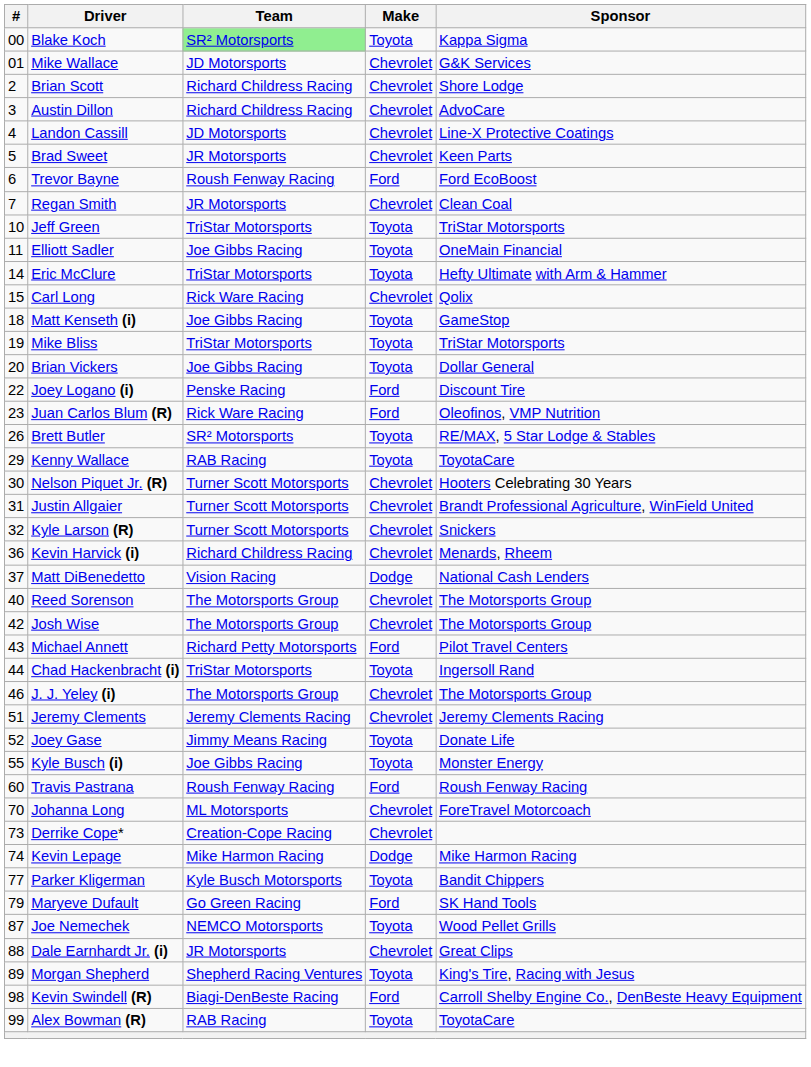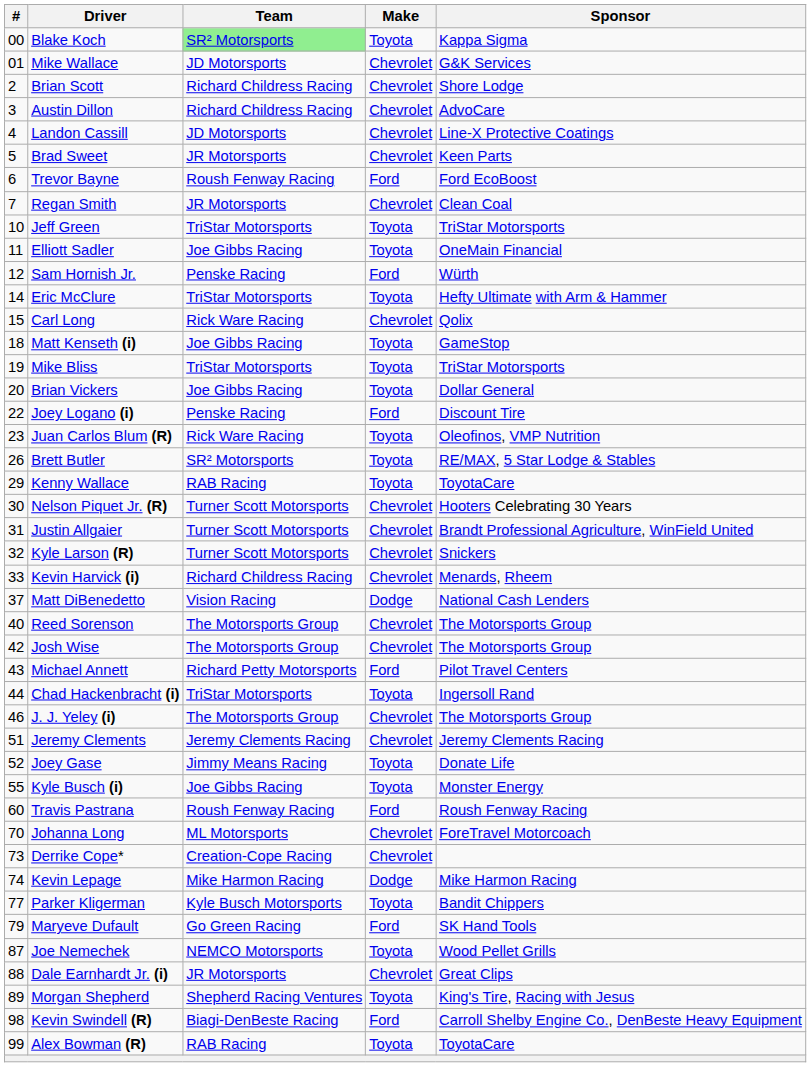+ row: (84, 273)
(384, 413) Ford -> (391, 436) Toyota
(16, 553) 36 -> (16, 577) 33
